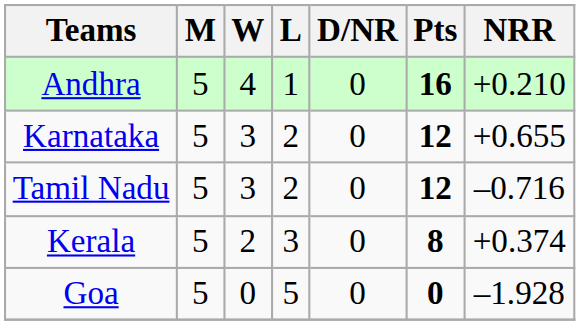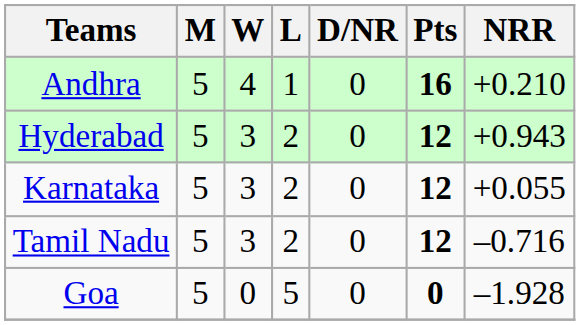+ row: (91, 135)
(519, 135) +0.655 -> (519, 188) +0.055
- row: (91, 240)
